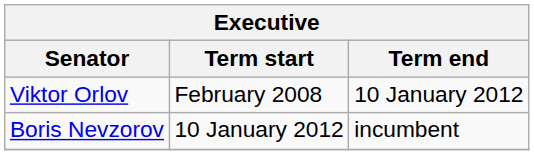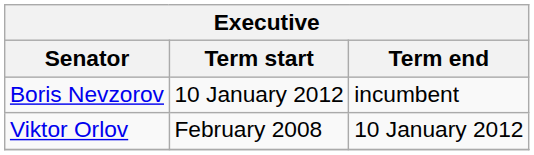rows swapped: (69, 94) <-> (87, 130)
